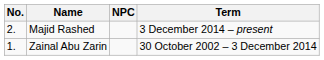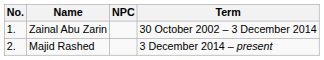rows swapped: (68, 47) <-> (62, 30)
